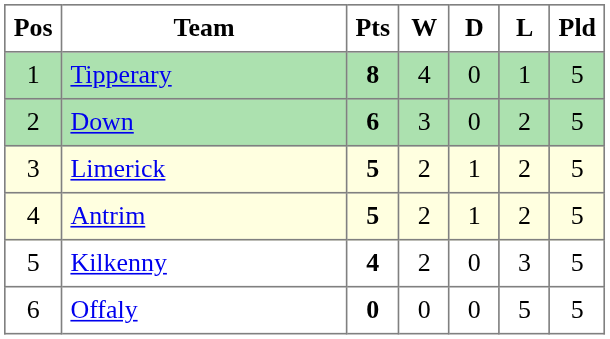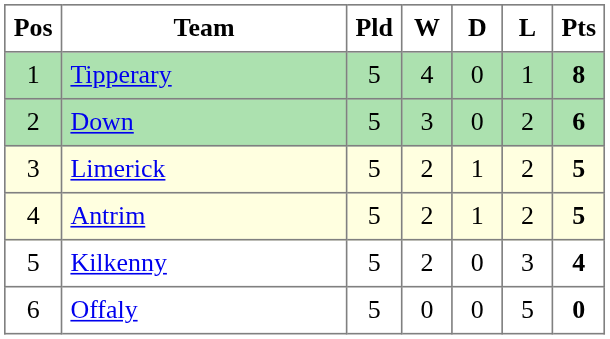columns swapped: (577, 27) <-> (373, 27)
